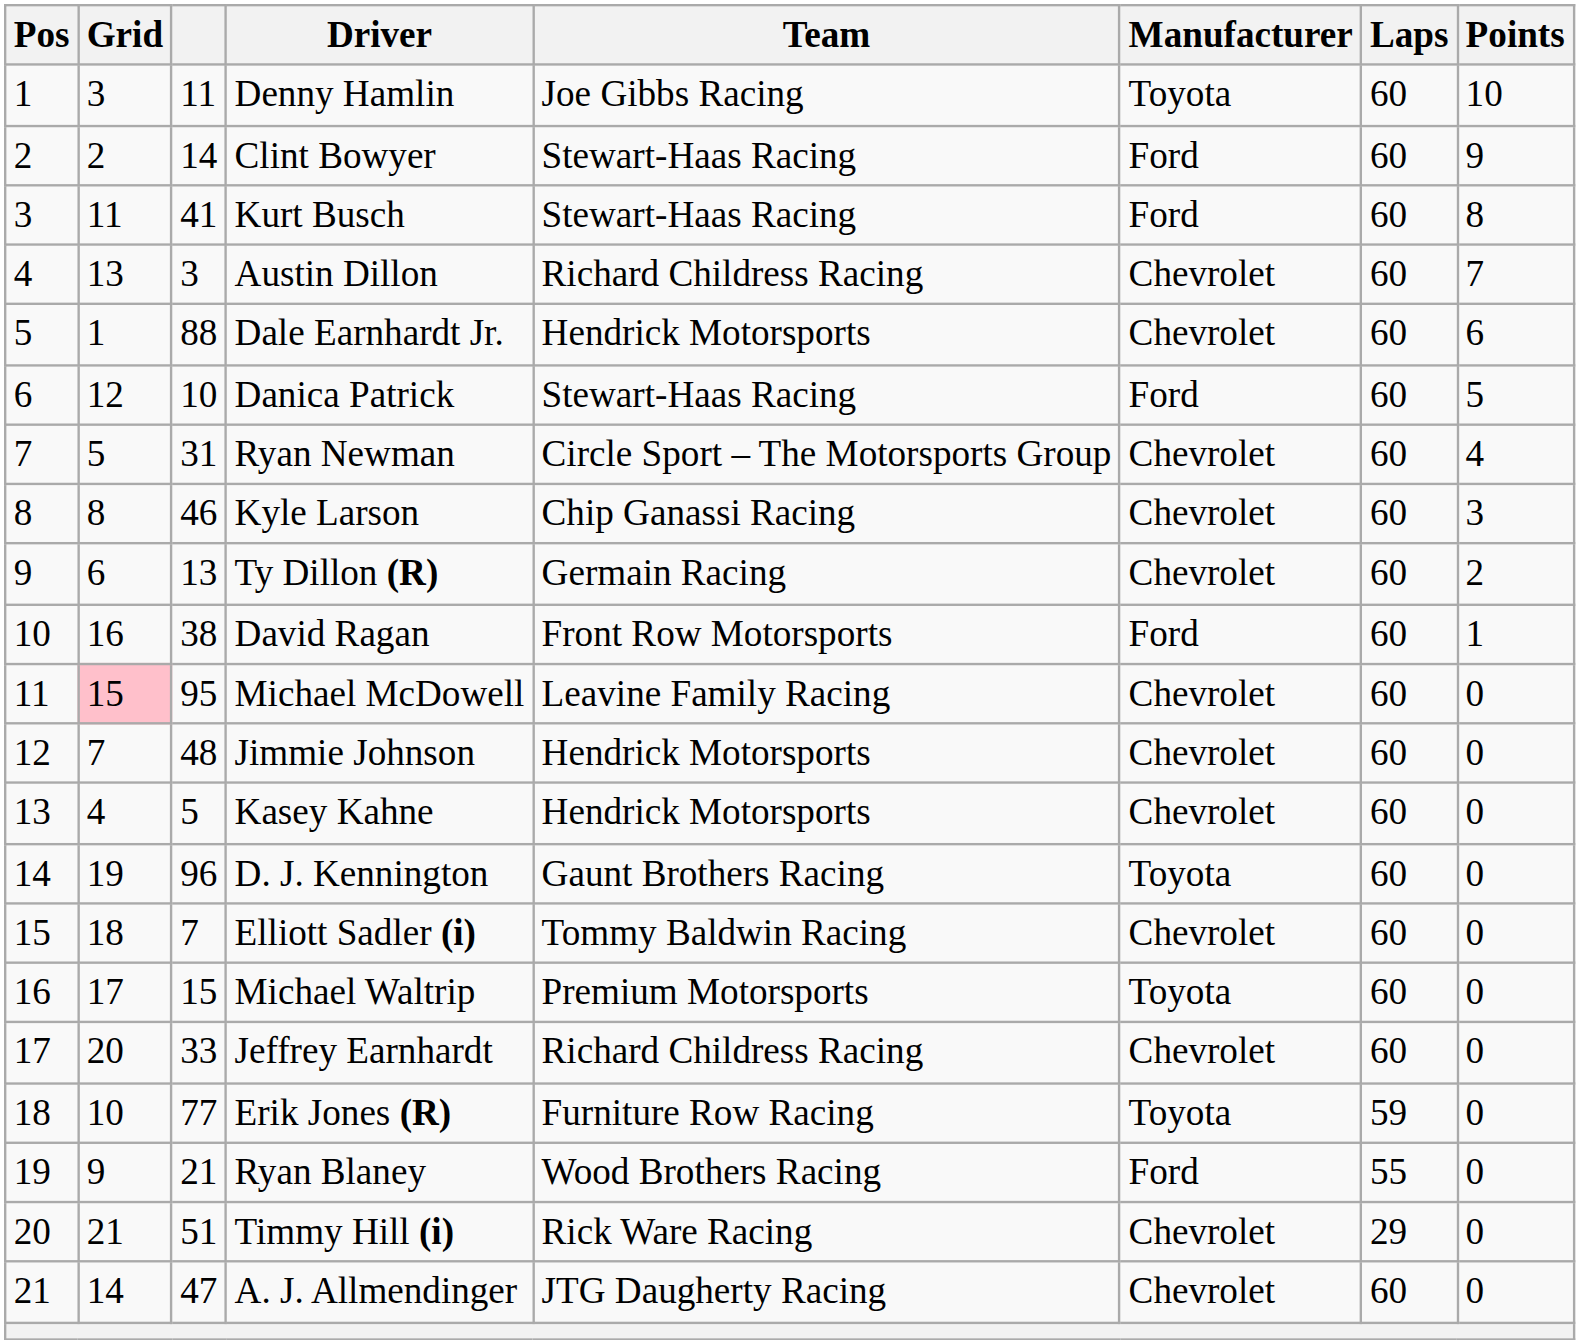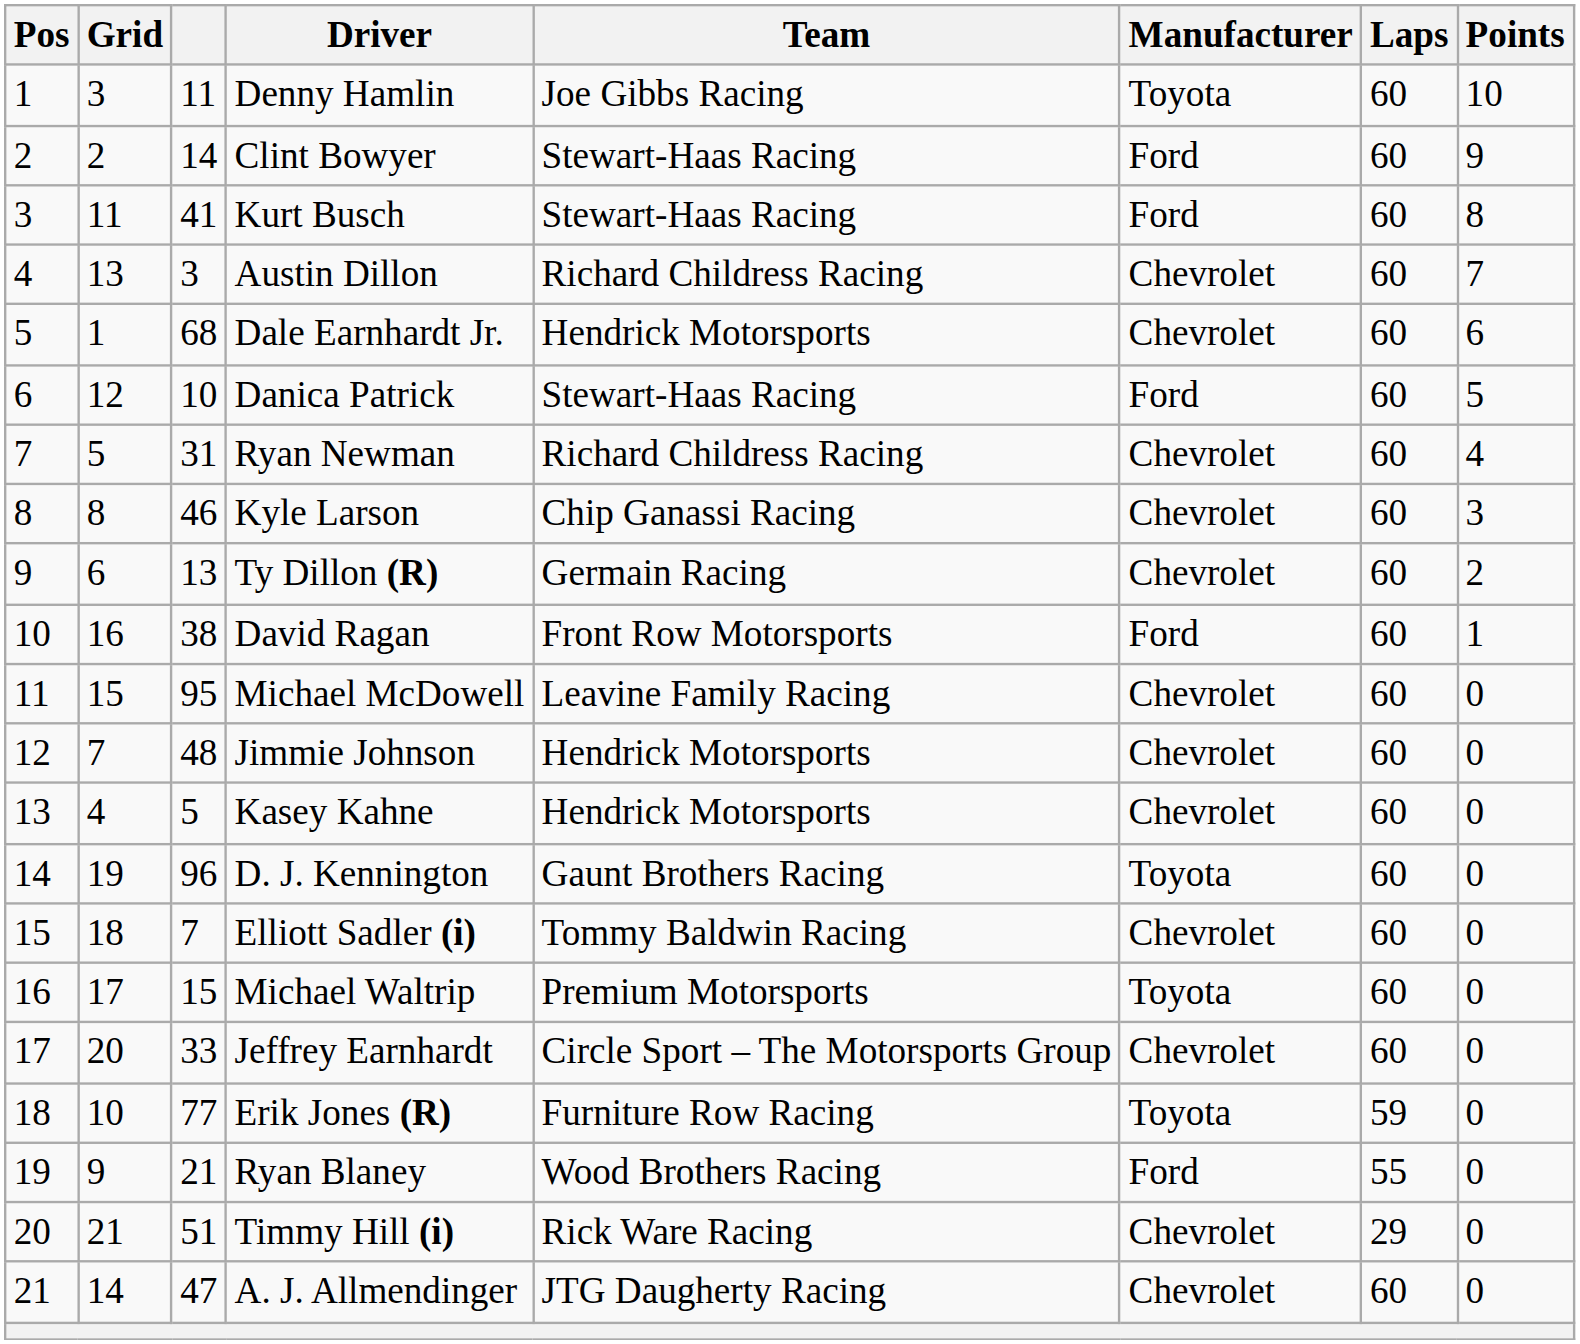(199, 333) 88 -> (199, 333) 68
(827, 452) Circle Sport – The Motorsports Group -> (732, 452) Richard Childress Racing
(105, 692) pink background -> (105, 692) no background
(732, 1051) Richard Childress Racing -> (827, 1051) Circle Sport – The Motorsports Group
